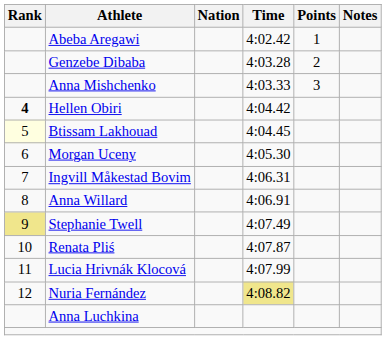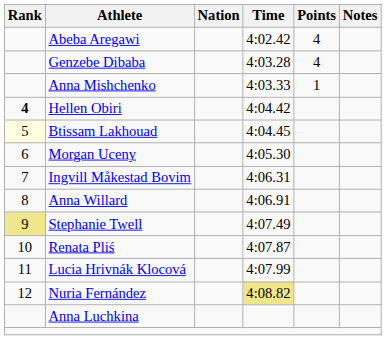(317, 39) 1 -> (317, 39) 4
(317, 62) 2 -> (317, 62) 4
(317, 85) 3 -> (317, 85) 1
